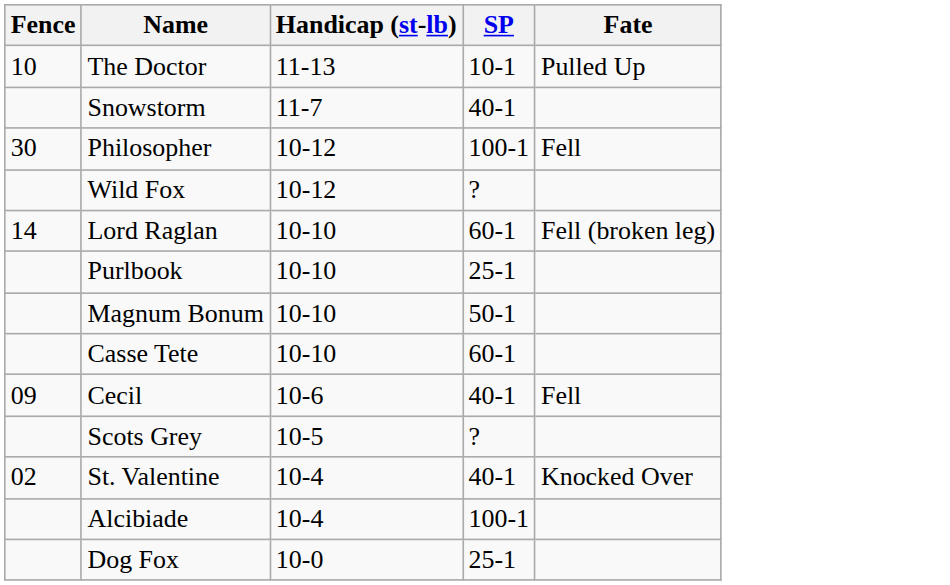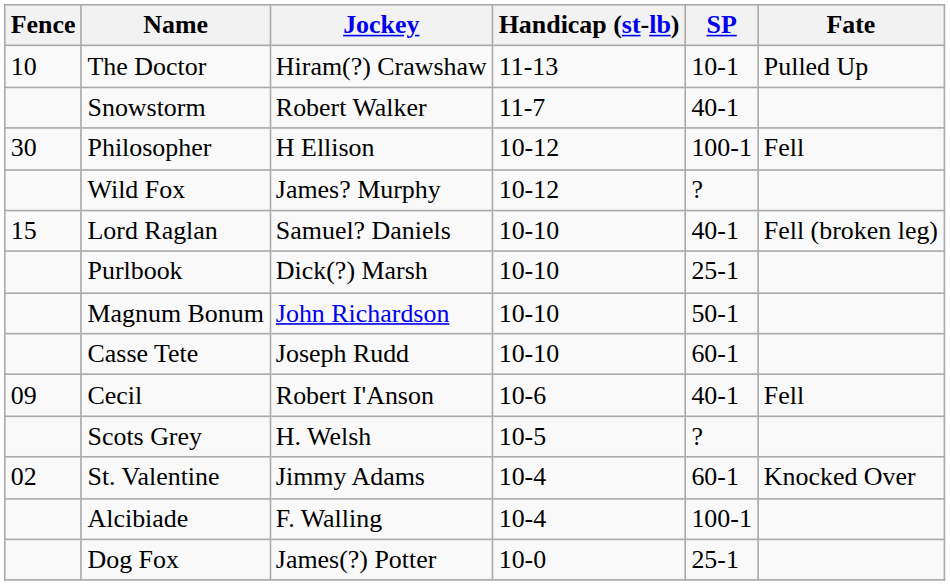+ column: (381, 25)
(24, 230) 14 -> (24, 230) 15
(492, 230) 60-1 -> (715, 230) 40-1
(492, 477) 40-1 -> (715, 477) 60-1
